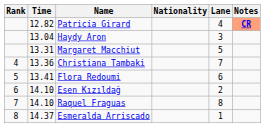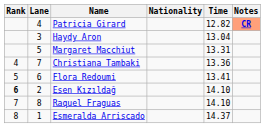columns swapped: (221, 11) <-> (42, 11)
(16, 90) normal -> (16, 90) bold
